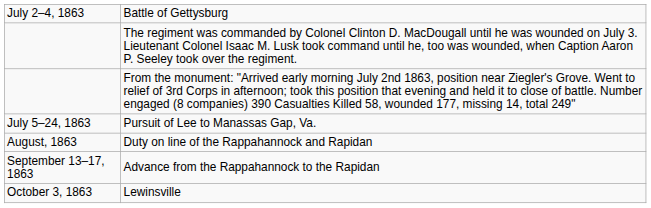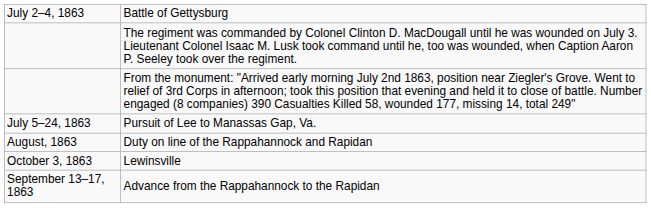rows swapped: (252, 167) <-> (152, 193)
